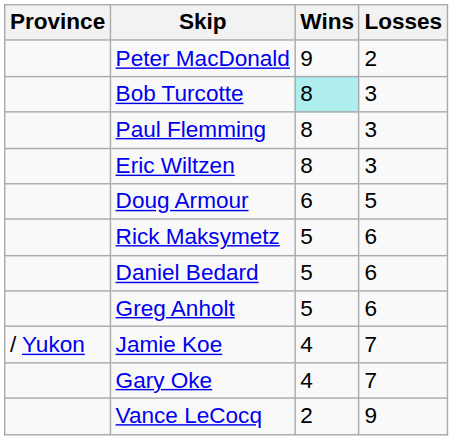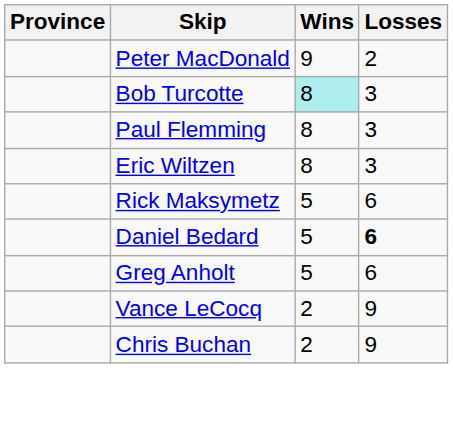- row: (182, 201)
(371, 272) normal -> (371, 237) bold
- row: (169, 344)
- row: (164, 380)
+ row: (183, 344)
